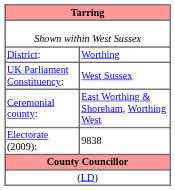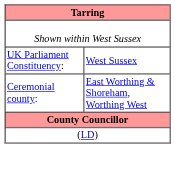- row: (24, 54)
- row: (28, 141)
